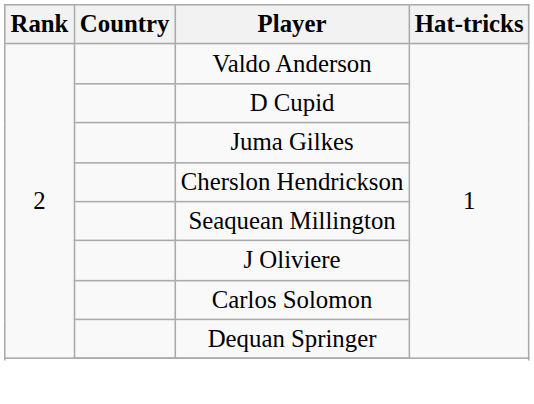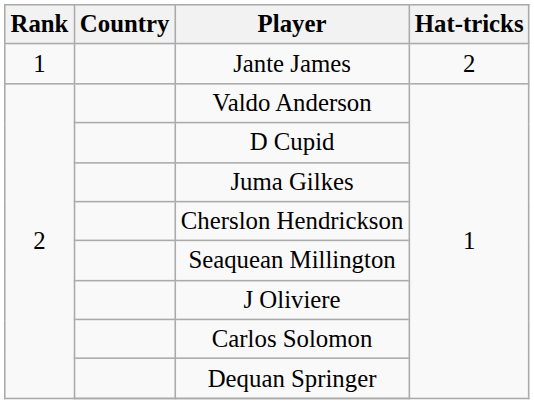+ row: (292, 63)
